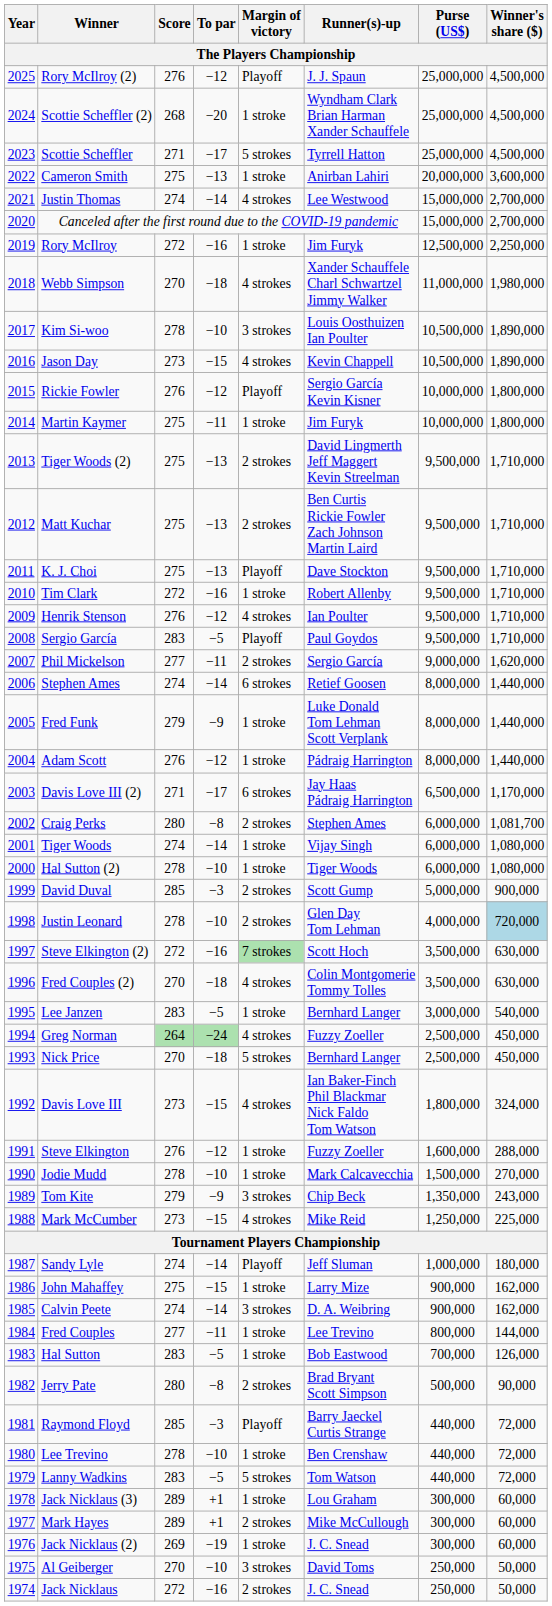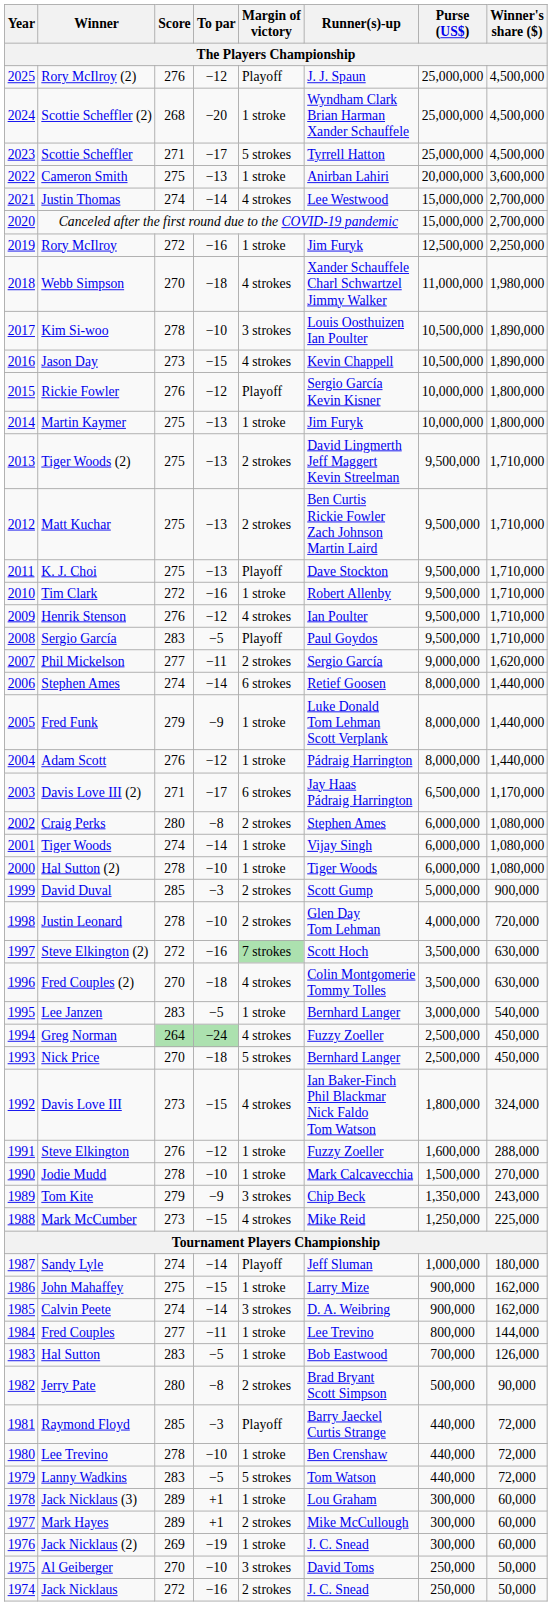(216, 422) −11 -> (216, 422) −13
(517, 822) 1,081,700 -> (517, 822) 1,080,000
(517, 921) lightblue background -> (517, 921) no background
